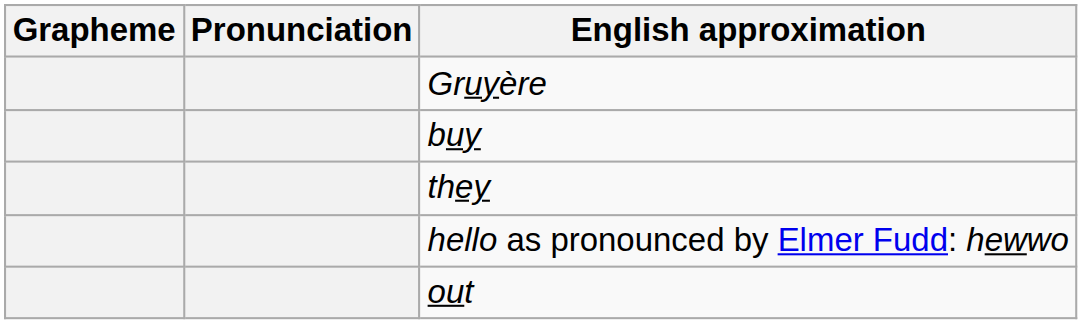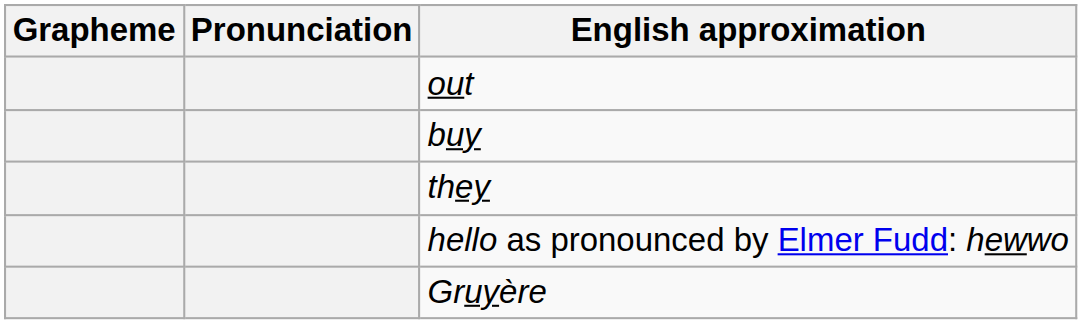rows swapped: (451, 291) <-> (487, 82)
